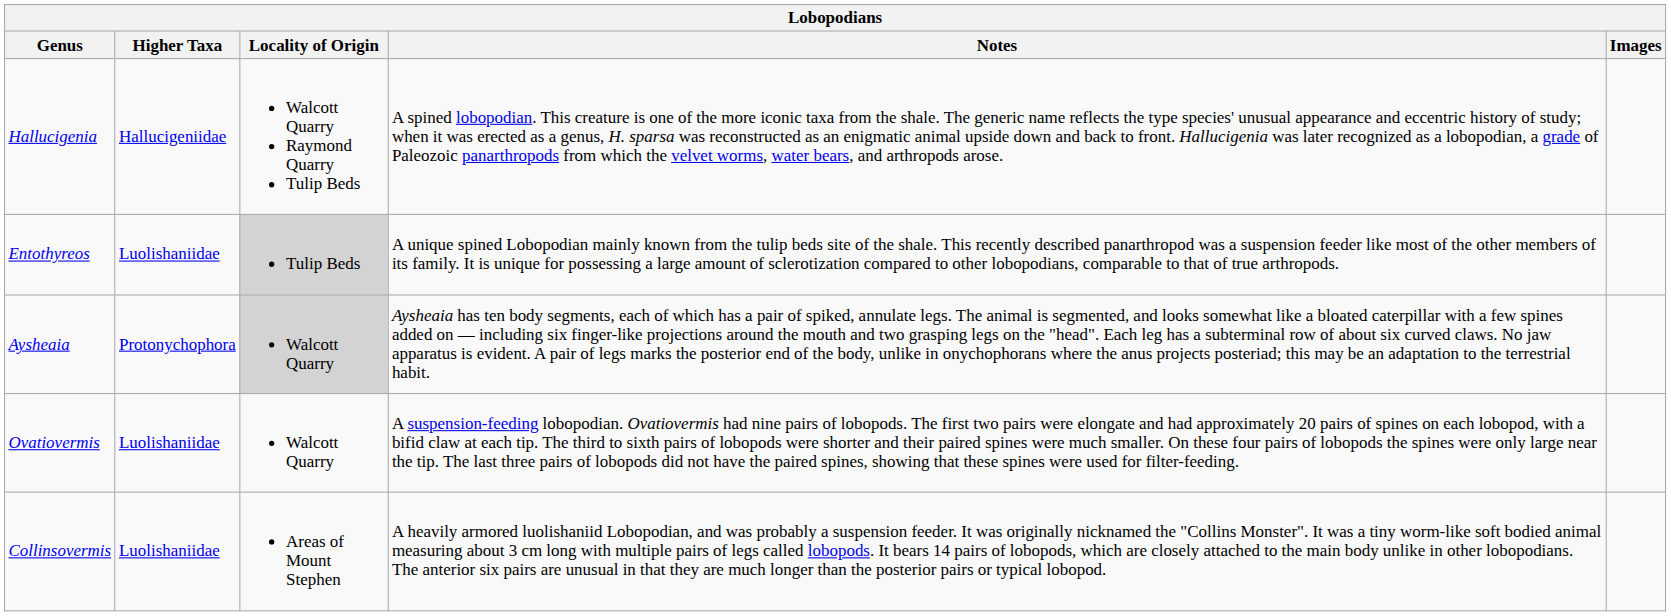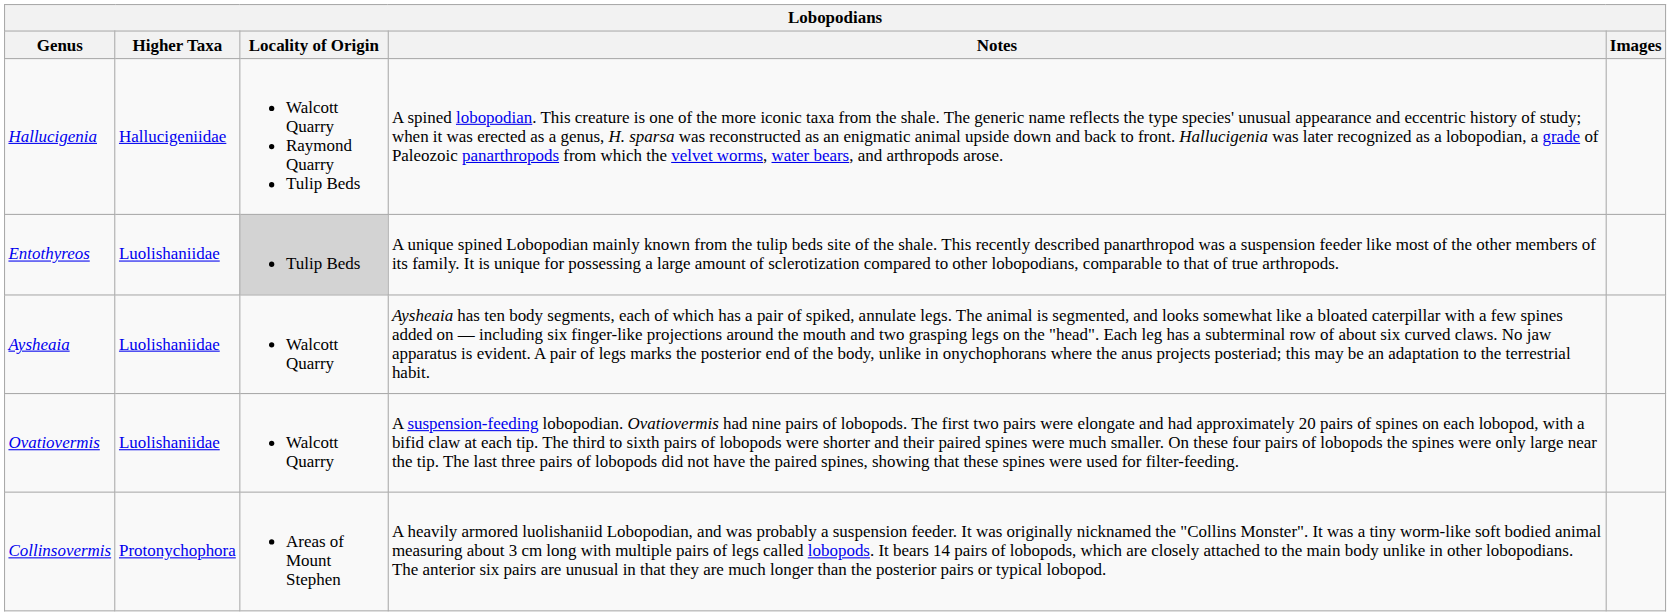(177, 343) Protonychophora -> (169, 343) Luolishaniidae
(314, 353) lightgrey background -> (314, 353) no background
(169, 551) Luolishaniidae -> (177, 551) Protonychophora
